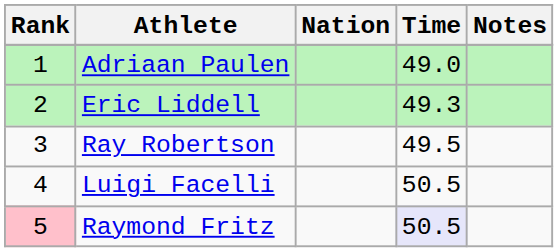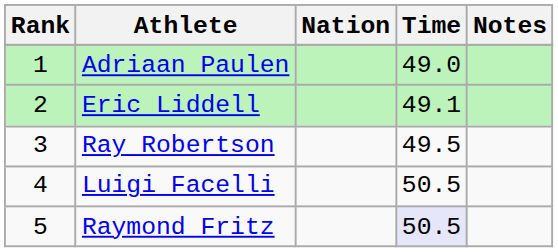(432, 106) 49.3 -> (432, 106) 49.1
(40, 226) pink background -> (40, 226) no background
